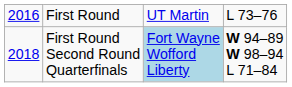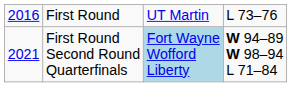(24, 54) 2018 -> (24, 54) 2021
